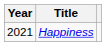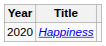(20, 32) 2021 -> (20, 32) 2020
